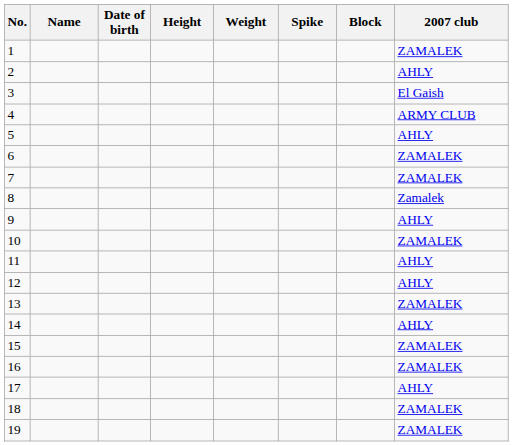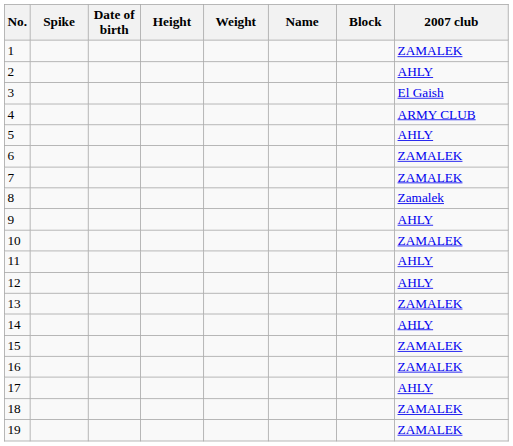columns swapped: (64, 22) <-> (307, 22)
